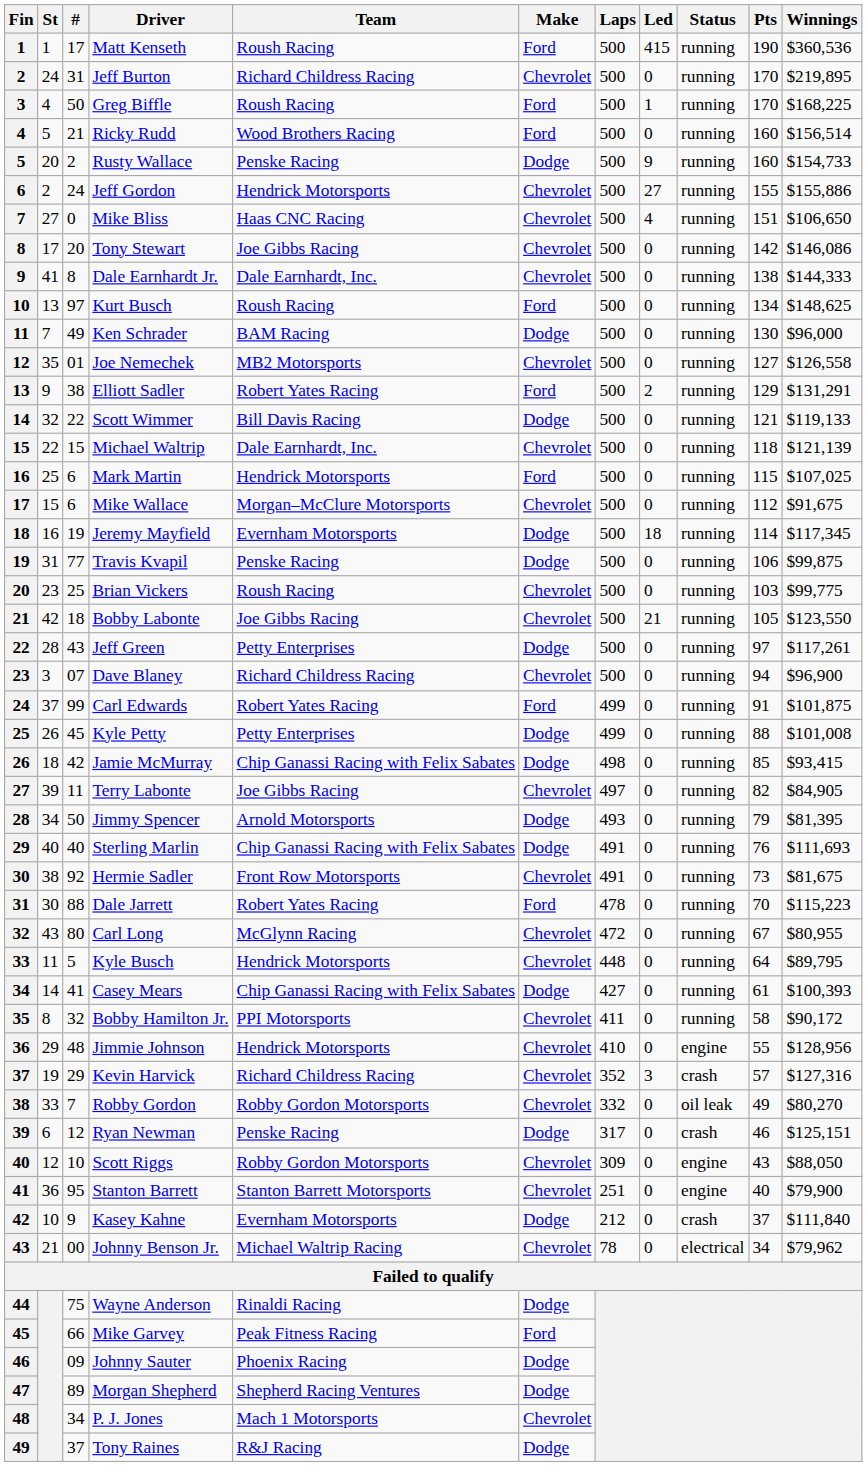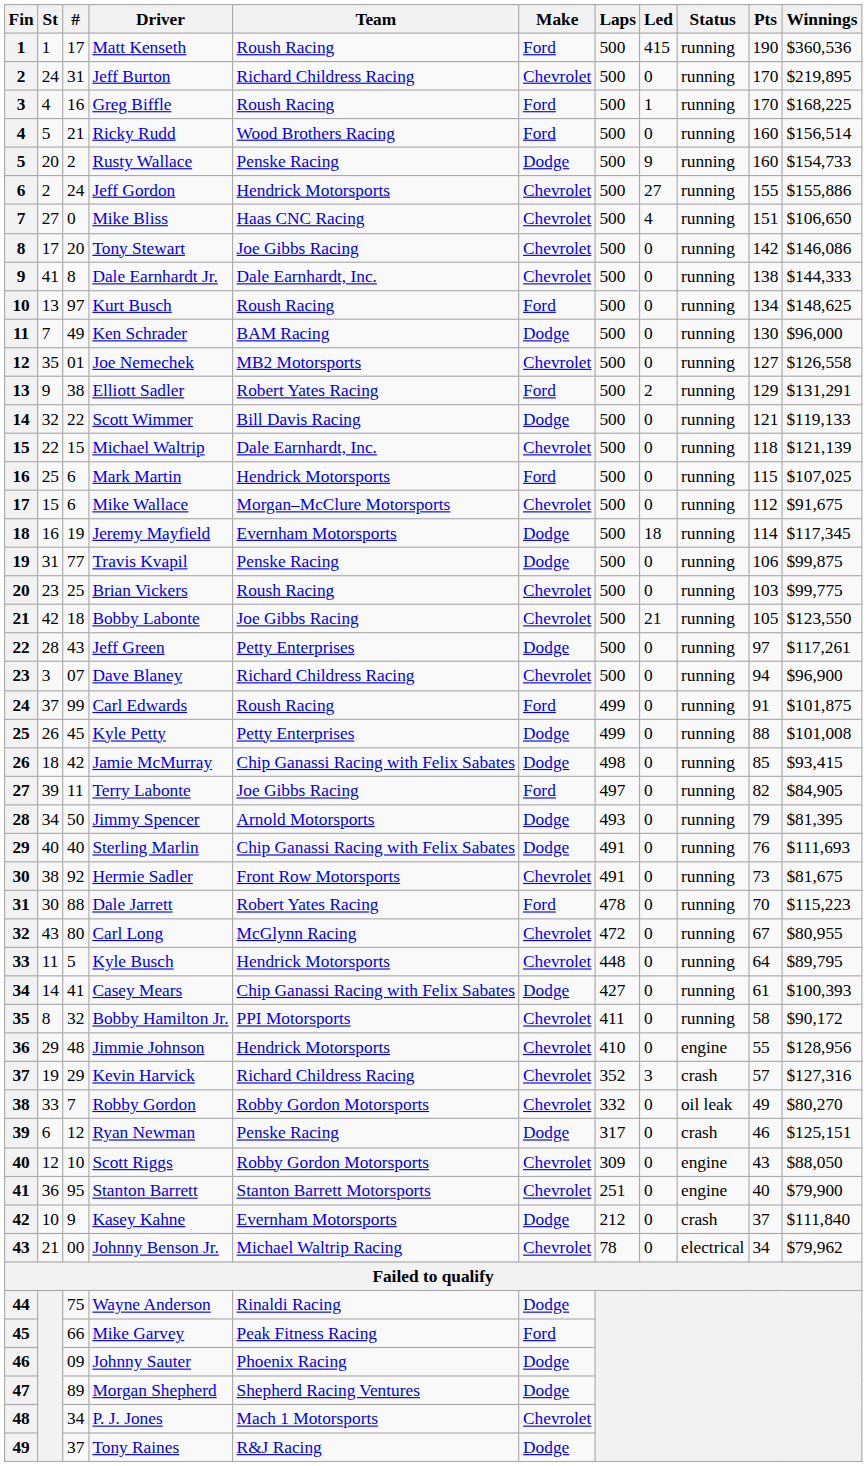(76, 104) 50 -> (76, 104) 16
(308, 704) Robert Yates Racing -> (285, 704) Roush Racing
(557, 790) Chevrolet -> (539, 790) Ford
